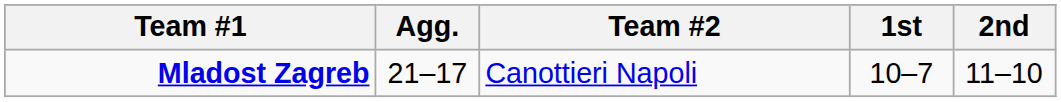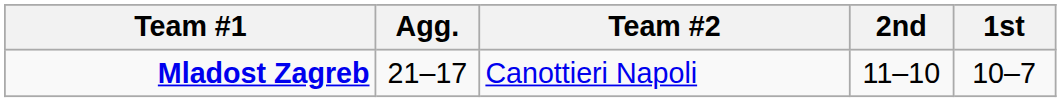columns swapped: (901, 27) <-> (1004, 27)
